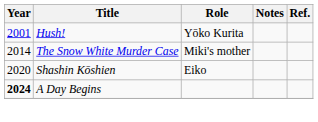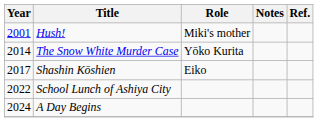(214, 32) Yōko Kurita -> (217, 32) Miki's mother
(217, 51) Miki's mother -> (214, 51) Yōko Kurita
(19, 70) 2020 -> (19, 70) 2017
+ row: (104, 88)
(19, 88) bold -> (19, 107) normal
